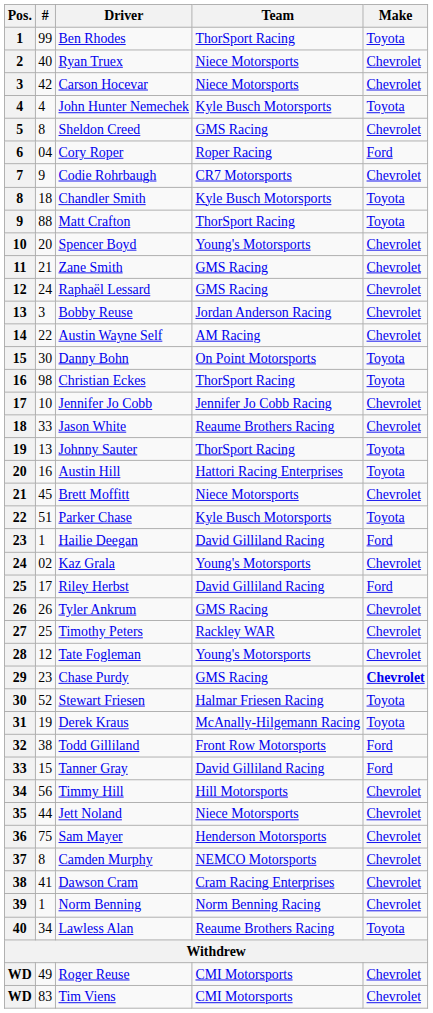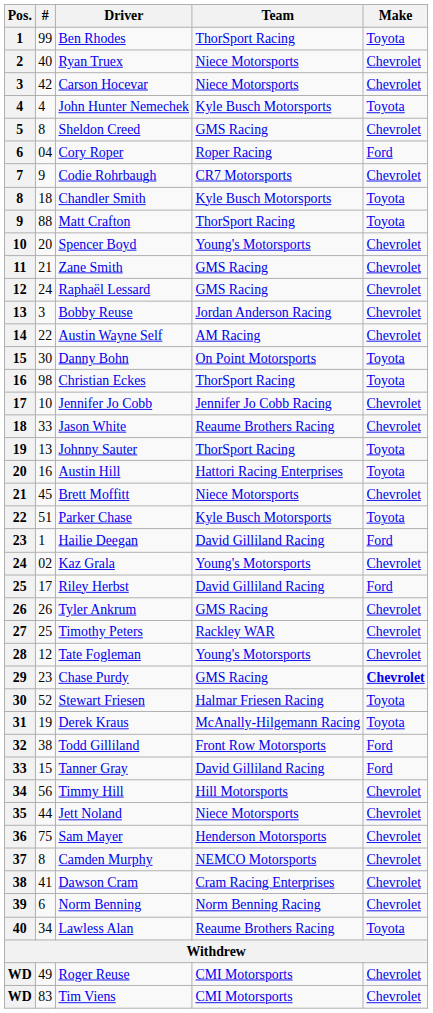(42, 905) 1 -> (42, 905) 6
